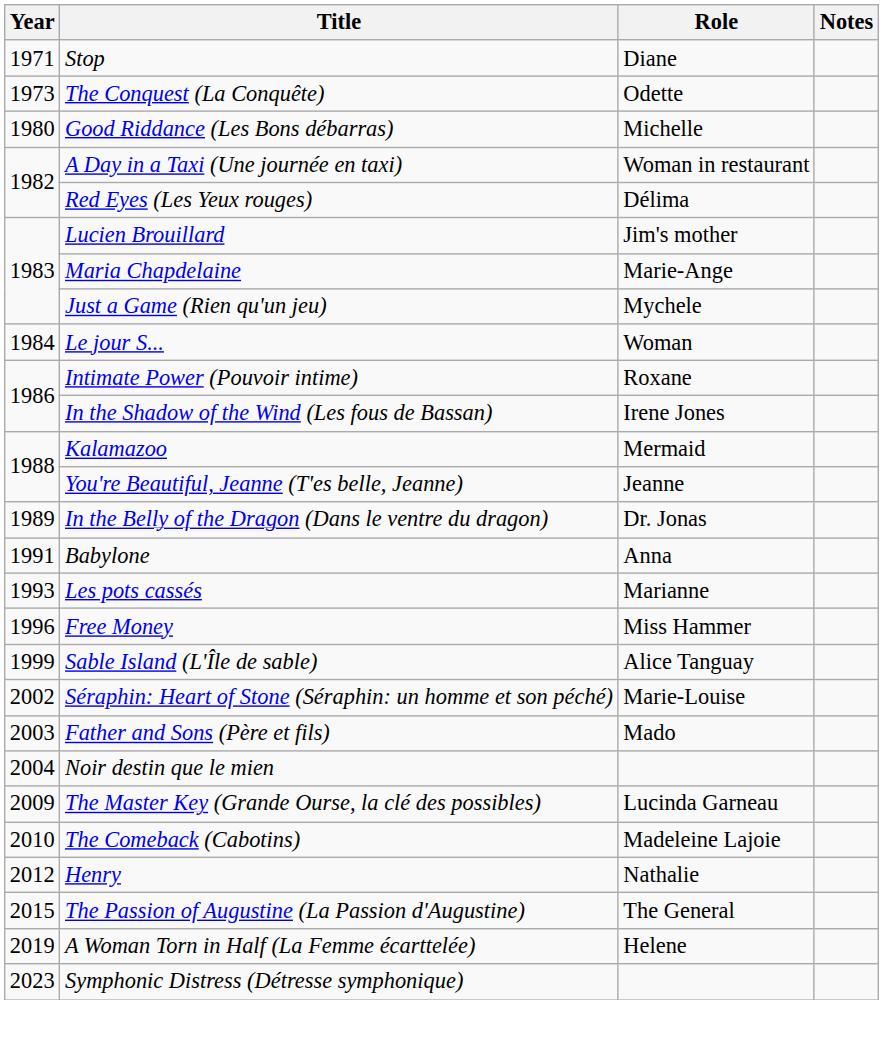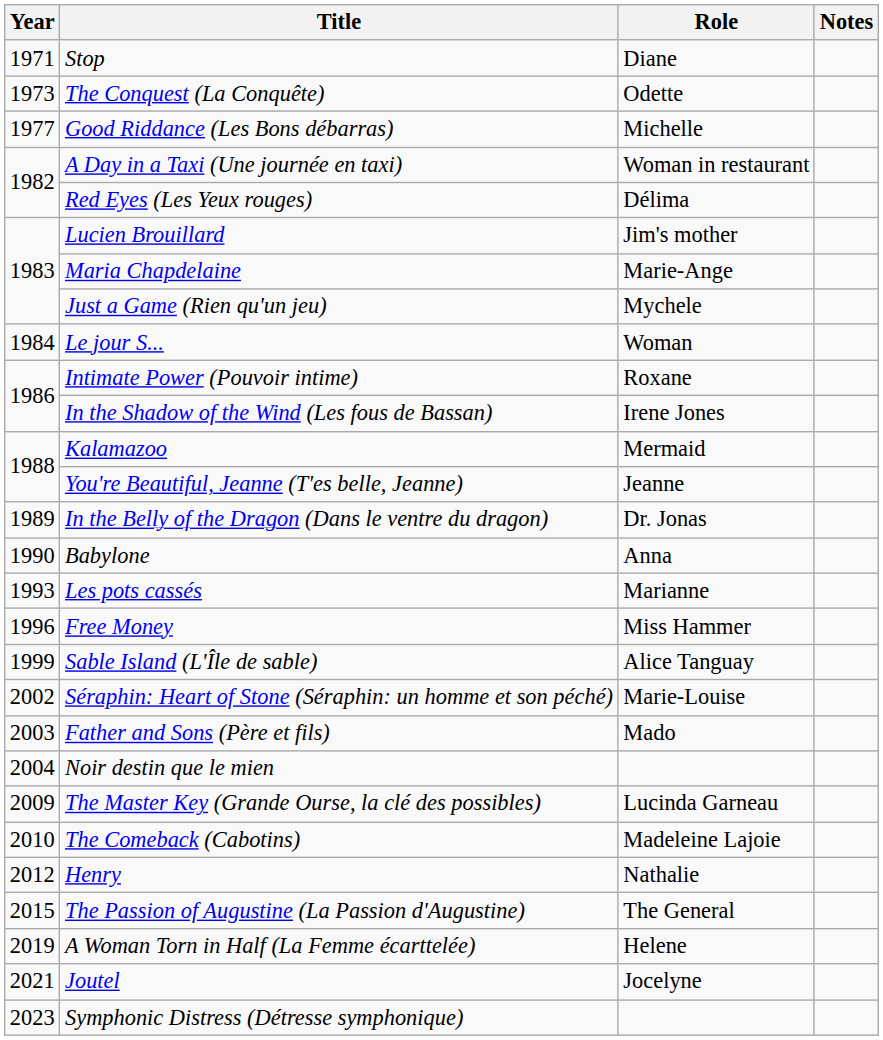(32, 128) 1980 -> (32, 128) 1977
(32, 555) 1991 -> (32, 555) 1990
+ row: (92, 981)
